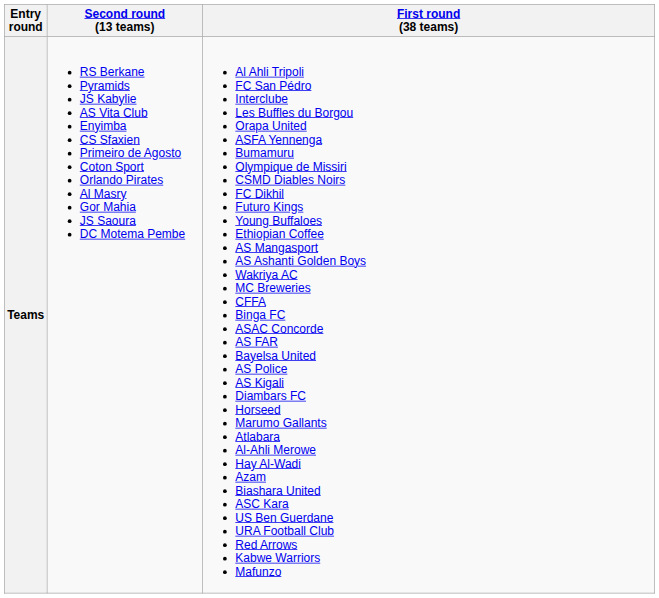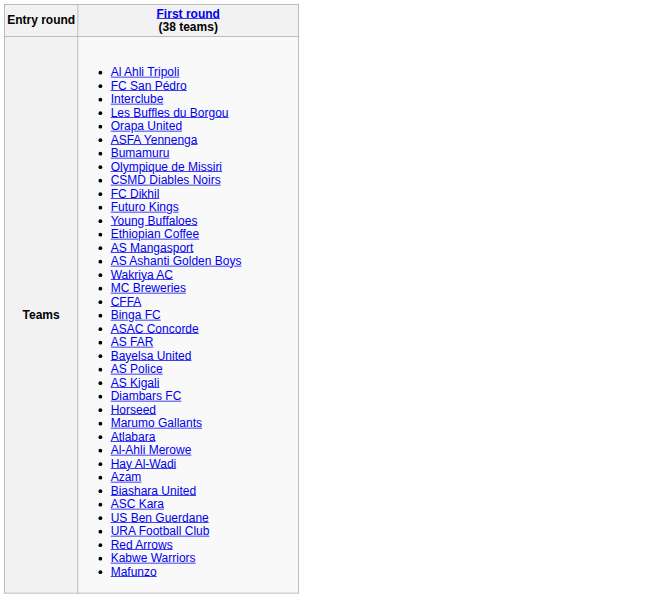- column: (125, 20)
